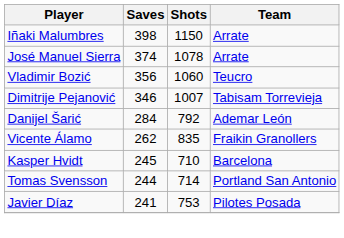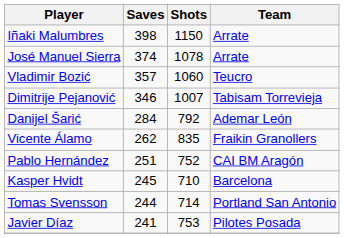(145, 77) 356 -> (145, 77) 357
+ row: (58, 160)
